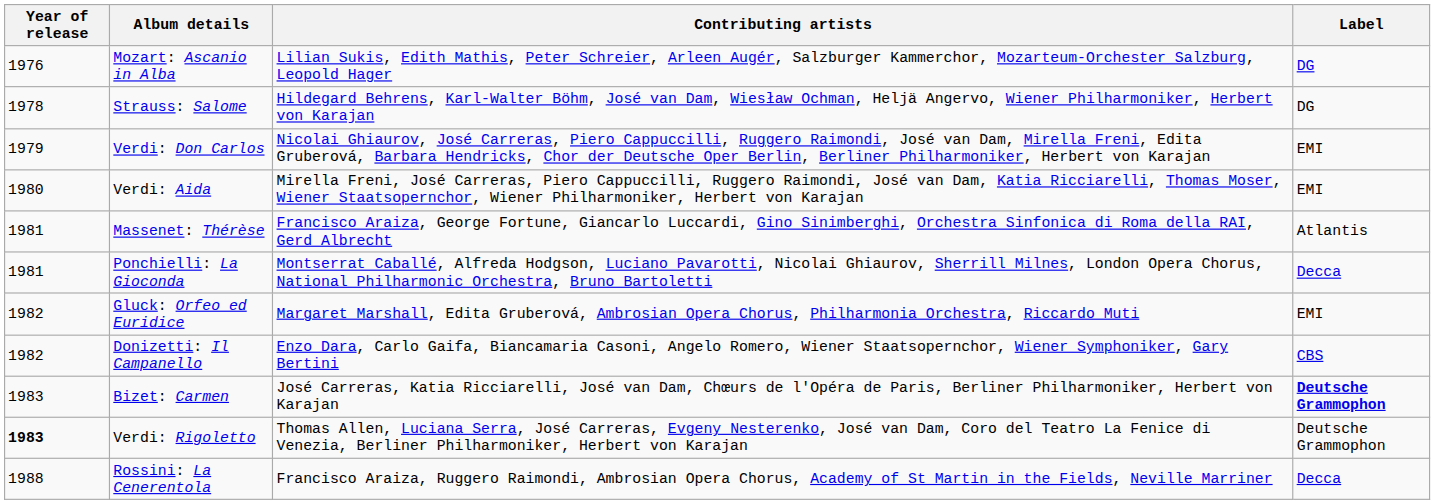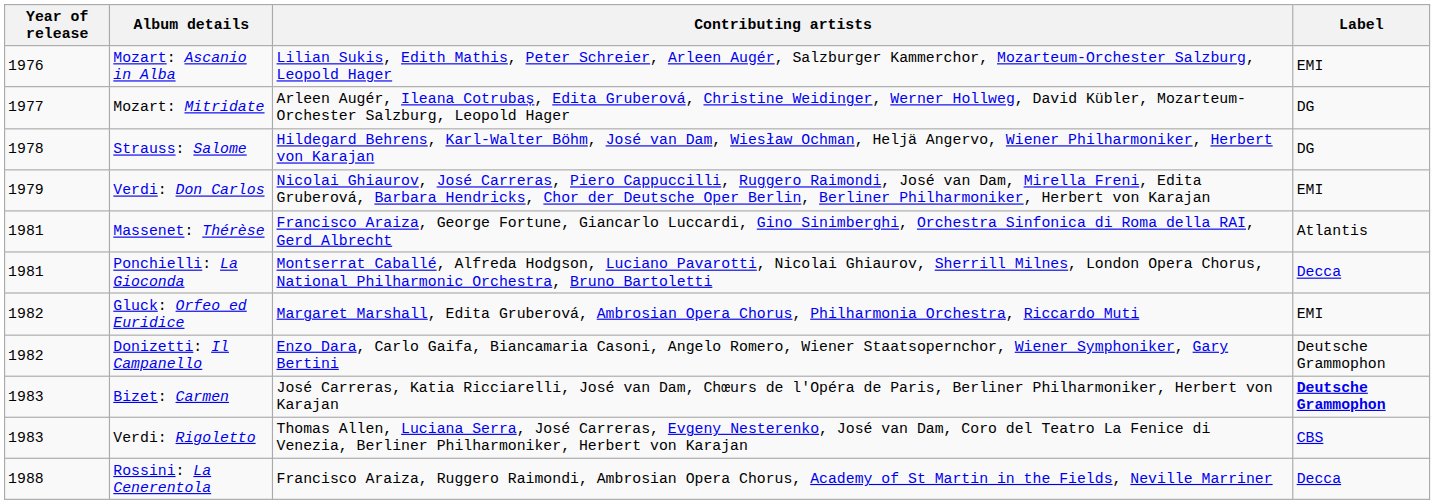(1306, 66) DG -> (1310, 66) EMI
+ row: (189, 108)
- row: (162, 190)
(1310, 355) CBS -> (1341, 355) Deutsche Grammophon
(26, 438) bold -> (26, 438) normal
(1341, 438) Deutsche Grammophon -> (1310, 438) CBS
